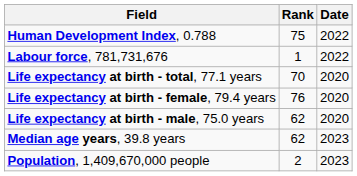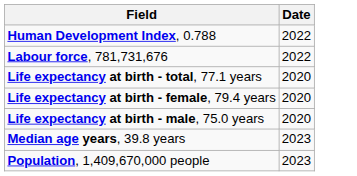- column: (298, 14)
